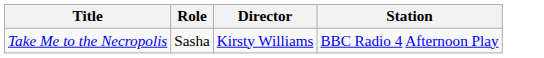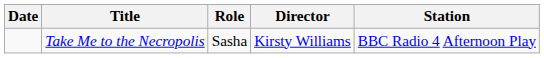+ column: (23, 16)
